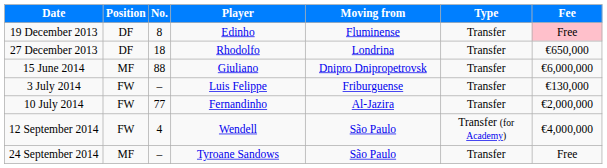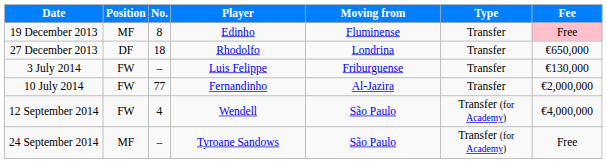(126, 31) DF -> (126, 31) MF
- row: (54, 68)
(486, 154) Transfer -> (486, 142) Transfer (for Academy)
